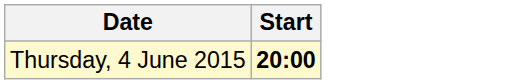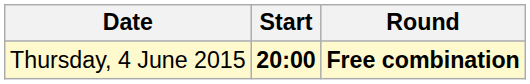+ column: (423, 22)
